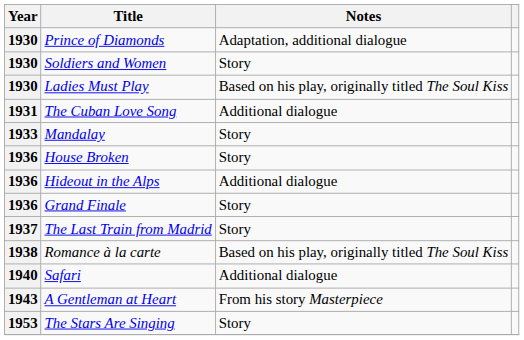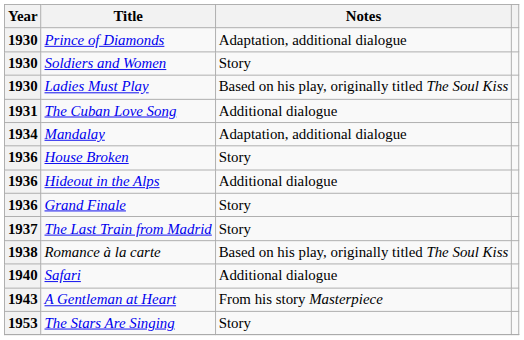(23, 134) 1933 -> (23, 134) 1934
(235, 134) Story -> (313, 134) Adaptation, additional dialogue
